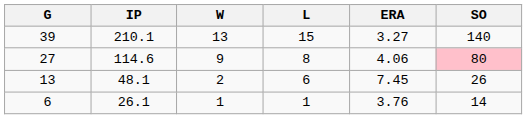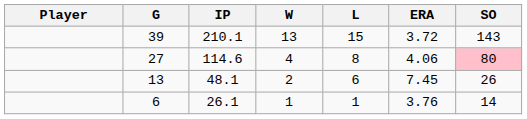+ column: (64, 15)
(392, 37) 3.27 -> (422, 37) 3.72
(479, 37) 140 -> (489, 37) 143
(220, 59) 9 -> (289, 59) 4
